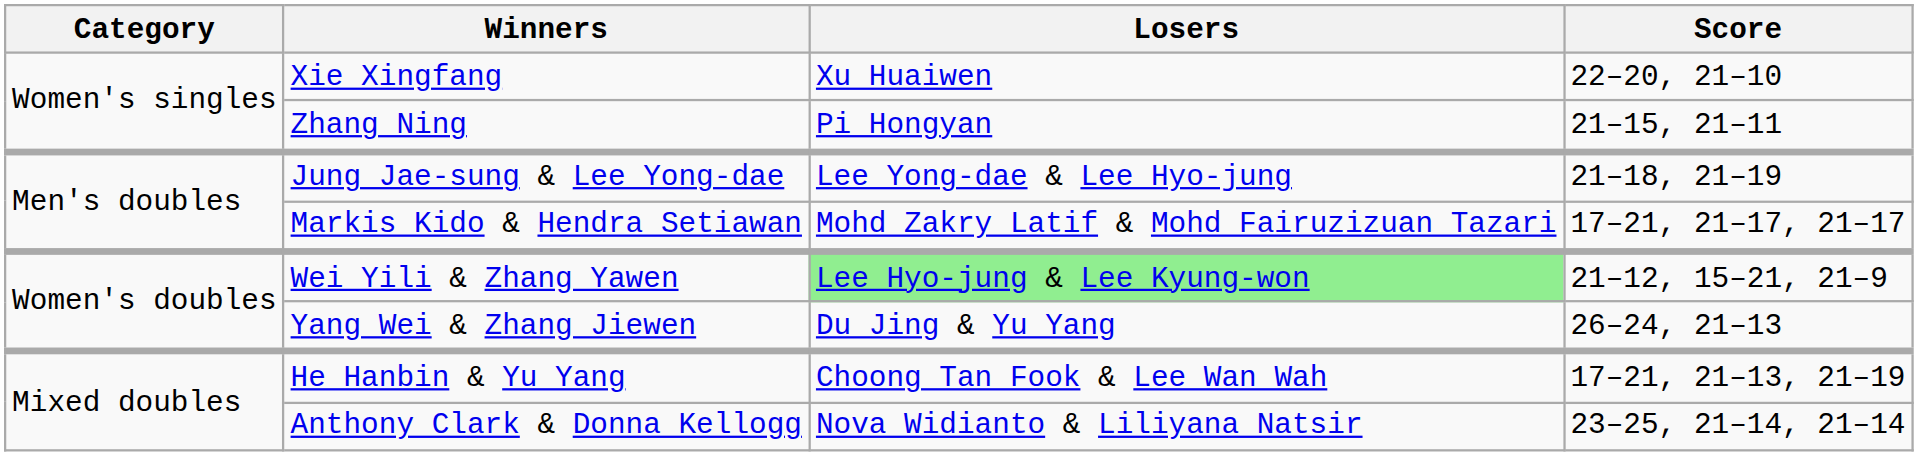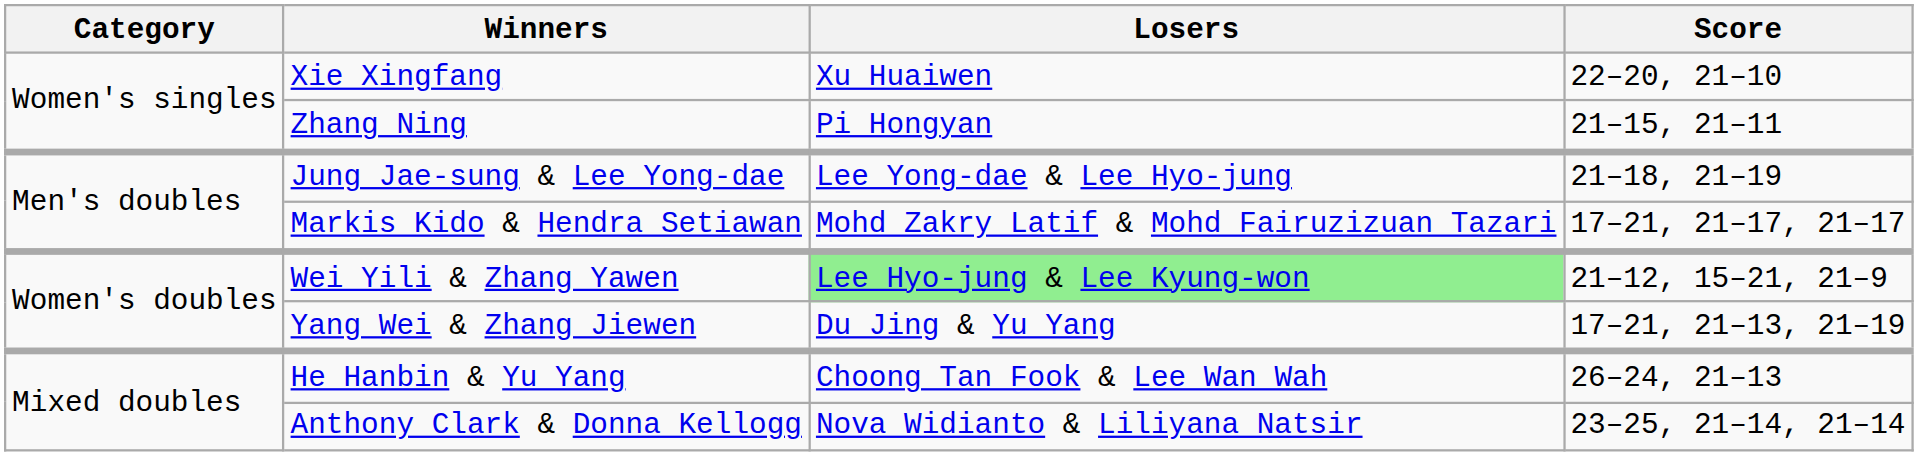(1676, 325) 26–24, 21–13 -> (1738, 325) 17–21, 21–13, 21–19
(1738, 378) 17–21, 21–13, 21–19 -> (1676, 378) 26–24, 21–13
